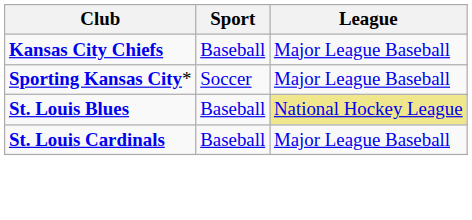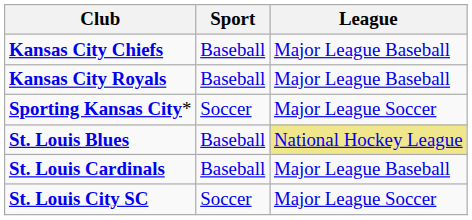+ row: (88, 79)
(362, 79) Major League Baseball -> (355, 109) Major League Soccer
+ row: (79, 199)
